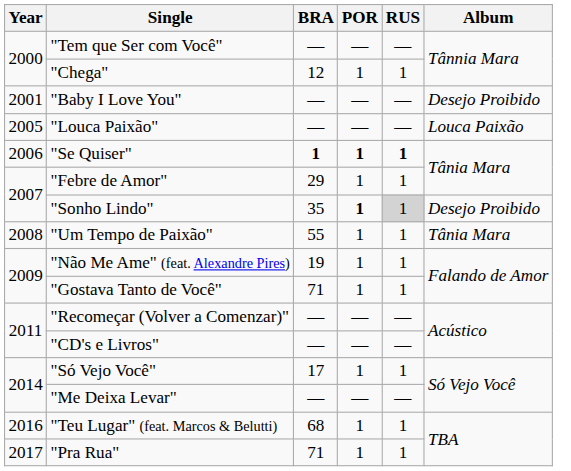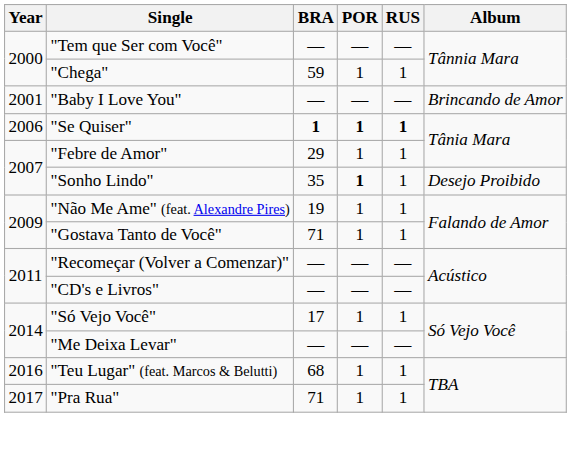(316, 72) 12 -> (316, 72) 59
(484, 99) Desejo Proibido -> (495, 99) Brincando de Amor
- row: (104, 126)
(403, 208) lightgrey background -> (403, 180) no background
- row: (132, 235)
